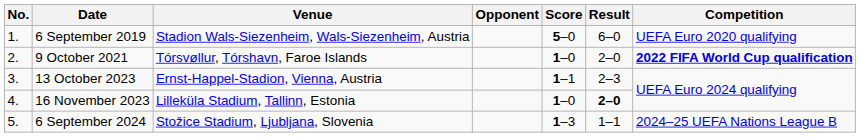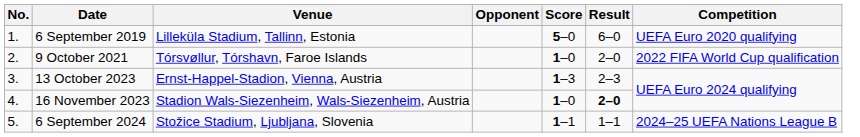(313, 36) Stadion Wals-Siezenheim, Wals-Siezenheim, Austria -> (256, 36) Lilleküla Stadium, Tallinn, Estonia
(744, 57) bold -> (738, 57) normal
(564, 79) 1–1 -> (564, 79) 1–3
(256, 100) Lilleküla Stadium, Tallinn, Estonia -> (313, 100) Stadion Wals-Siezenheim, Wals-Siezenheim, Austria
(564, 121) 1–3 -> (564, 121) 1–1
